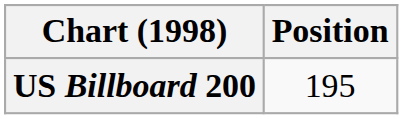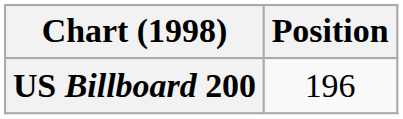(330, 85) 195 -> (330, 85) 196
